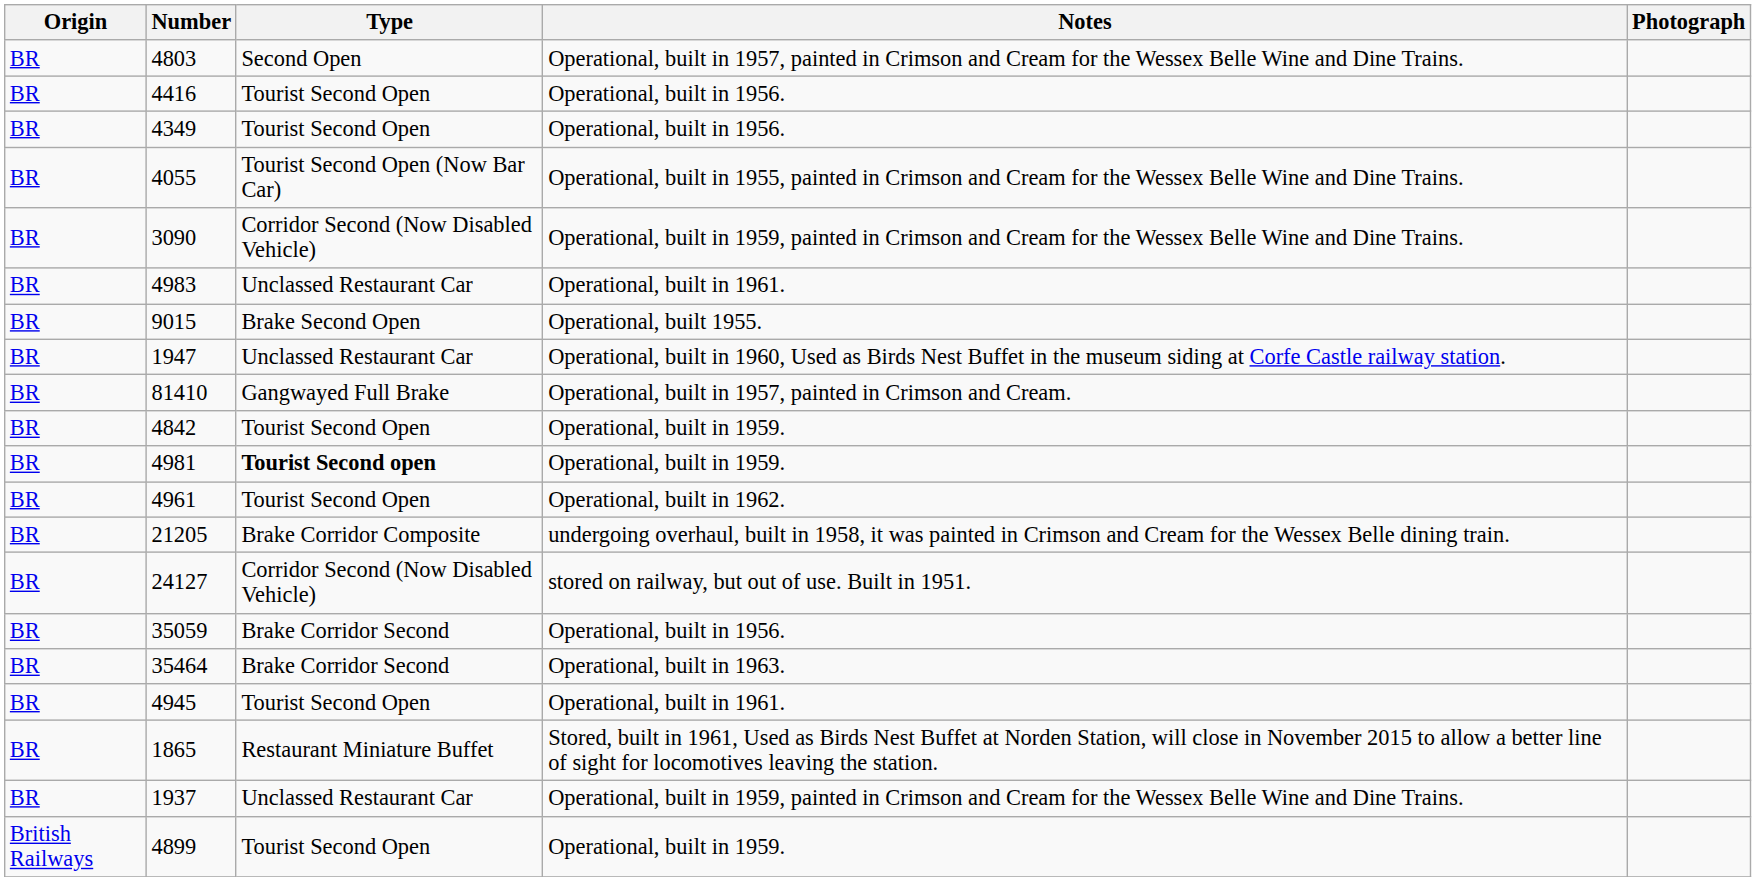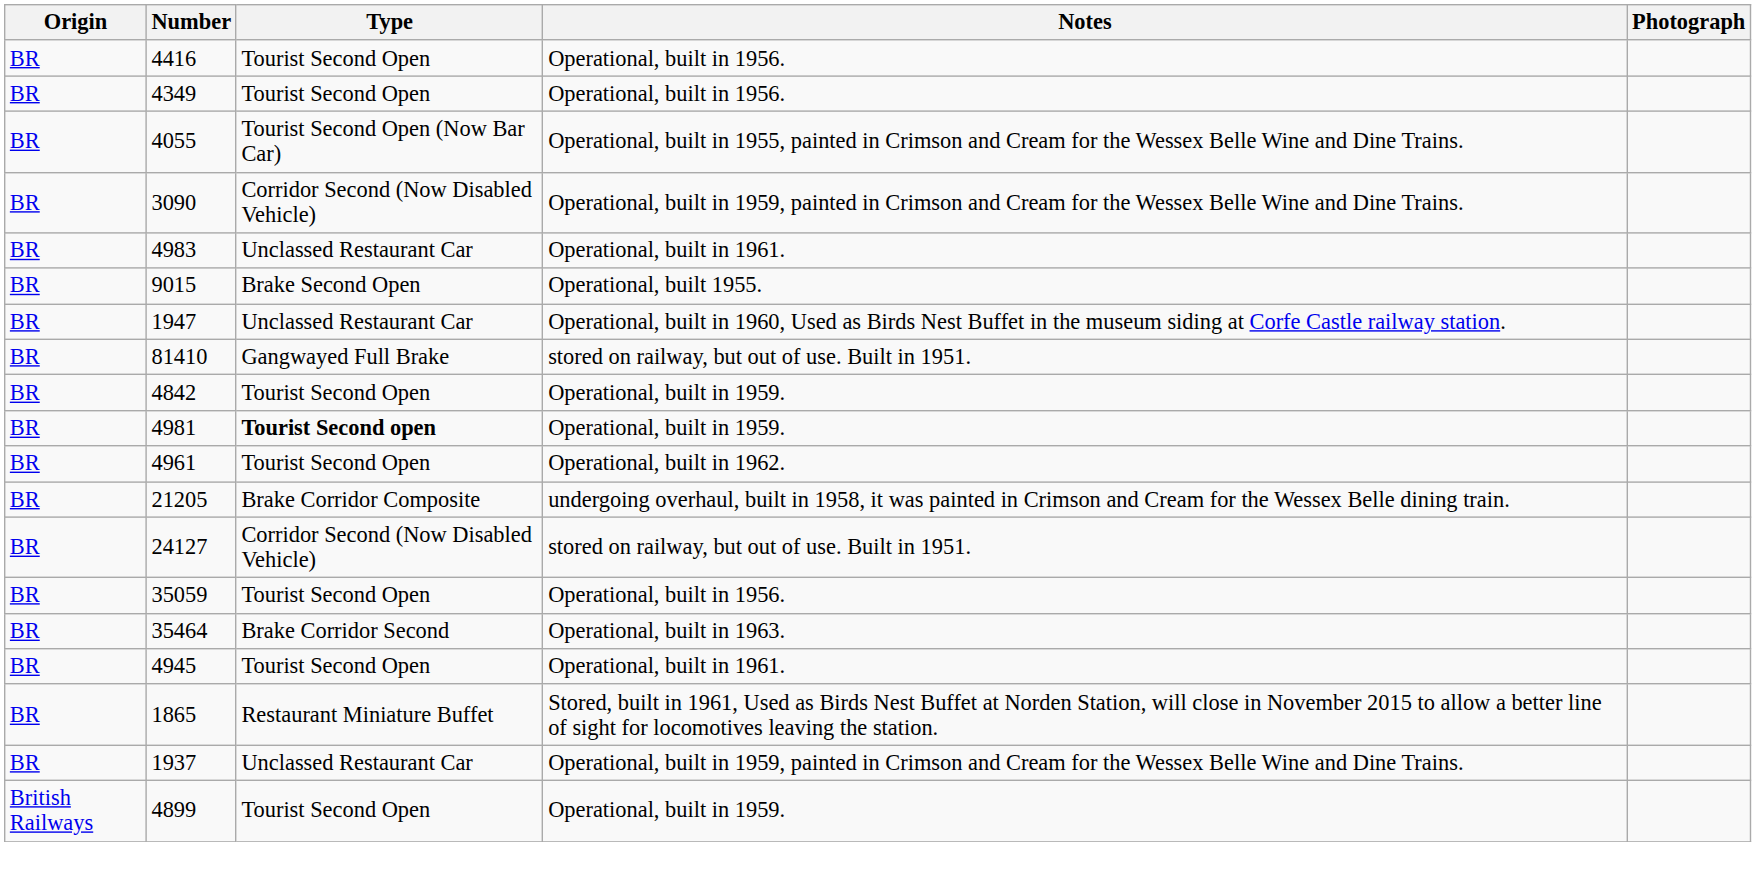- row: (174, 57)
(810, 392) Operational, built in 1957, painted in Crimson and Cream. -> (760, 356) stored on railway, but out of use. Built in 1951.
(345, 630) Brake Corridor Second -> (336, 595) Tourist Second Open
